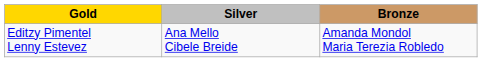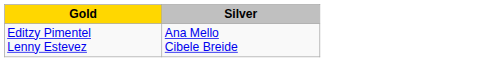- column: (398, 14)
